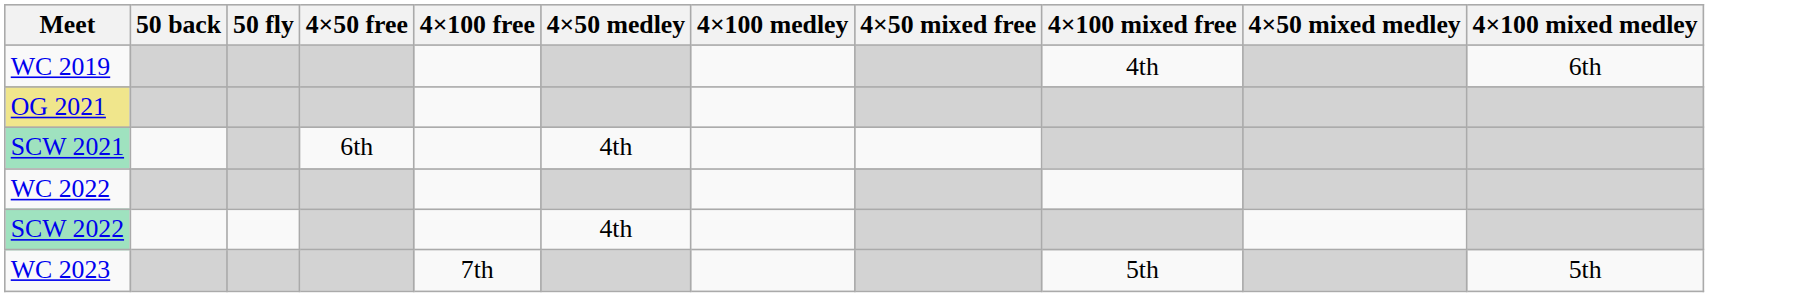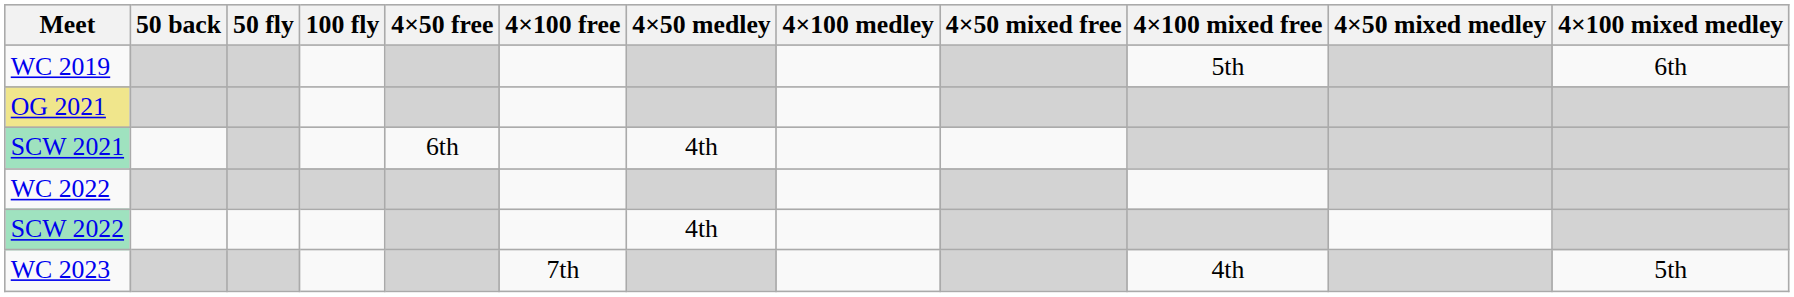+ column: (343, 24)
(1142, 65) 4th -> (1228, 65) 5th
(1142, 270) 5th -> (1228, 270) 4th
